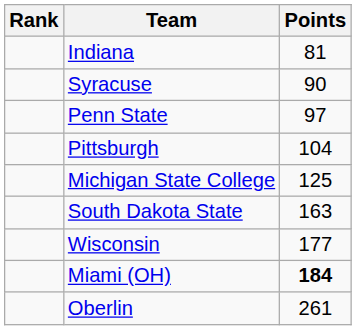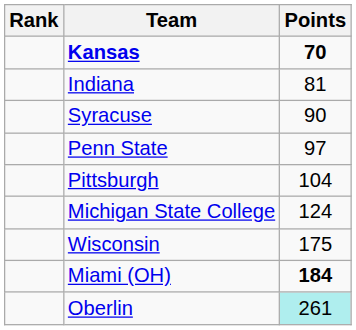+ row: (104, 52)
(315, 180) 125 -> (315, 212) 124
- row: (155, 212)
(315, 244) 177 -> (315, 244) 175
(315, 308) no background -> (315, 308) paleturquoise background
